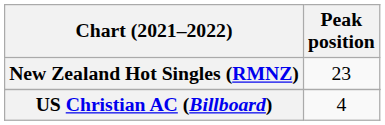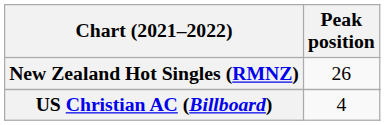(341, 73) 23 -> (341, 73) 26
